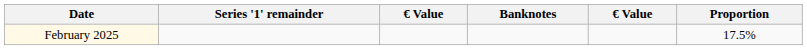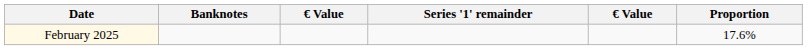columns swapped: (528, 14) <-> (269, 14)
(739, 34) 17.5% -> (739, 34) 17.6%
